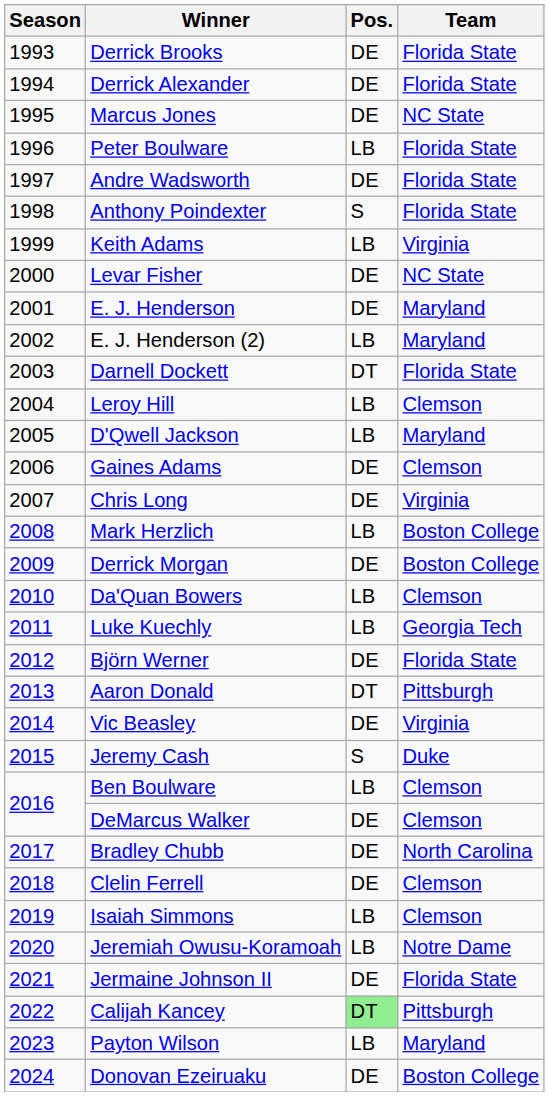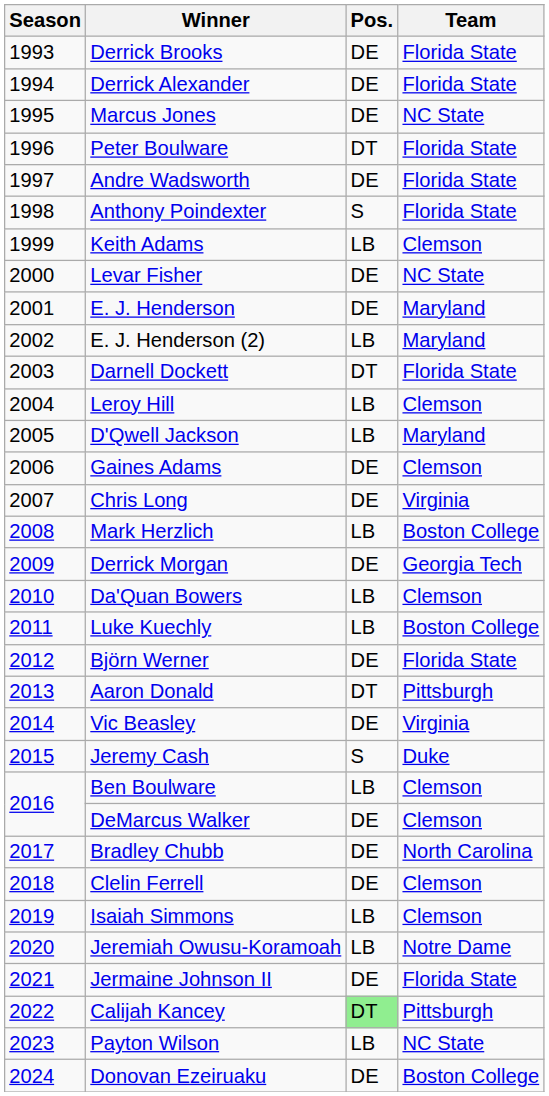(363, 148) LB -> (364, 148) DT
(436, 244) Virginia -> (442, 244) Clemson
(471, 564) Boston College -> (462, 564) Georgia Tech
(462, 627) Georgia Tech -> (471, 627) Boston College
(444, 1043) Maryland -> (443, 1043) NC State
